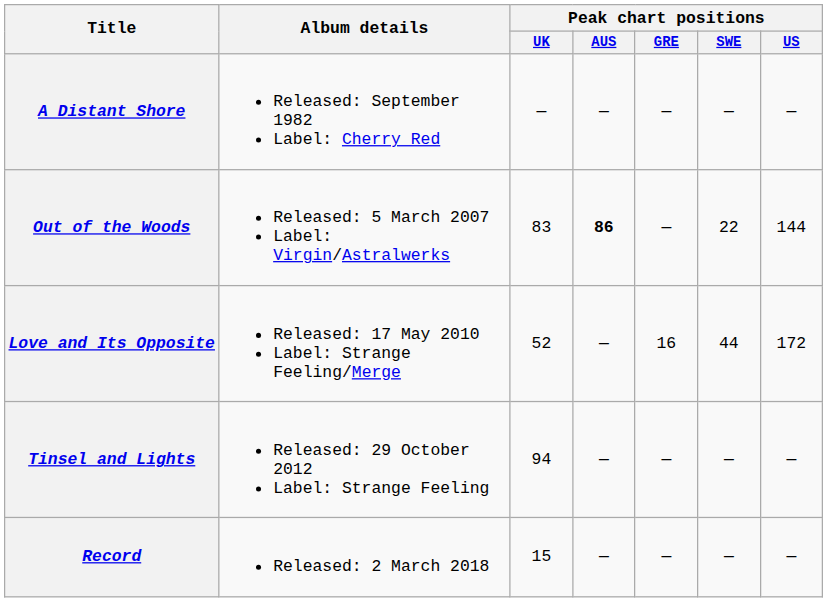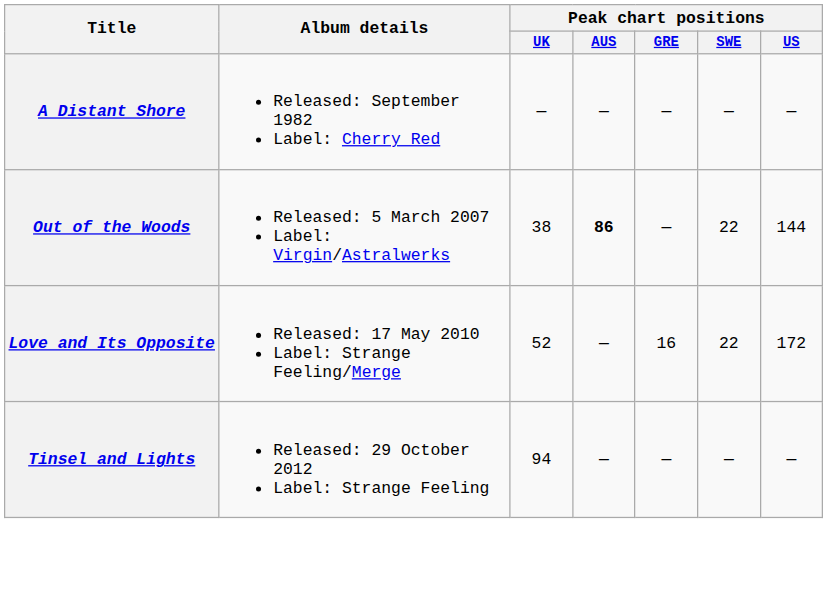(541, 227) 83 -> (541, 227) 38
(729, 344) 44 -> (729, 344) 22
- row: (112, 557)
